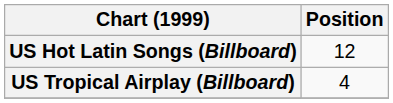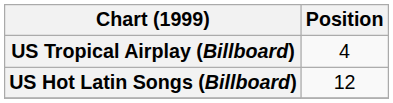rows swapped: (153, 51) <-> (153, 82)
